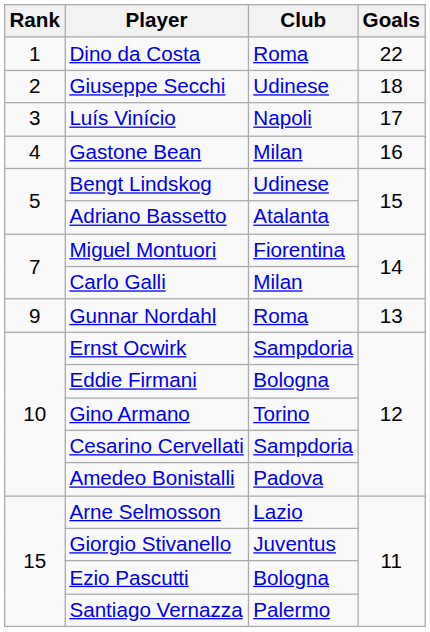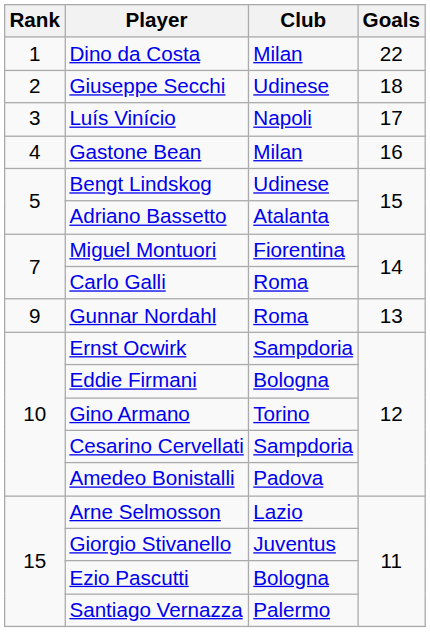(281, 53) Roma -> (278, 53) Milan
(278, 282) Milan -> (281, 282) Roma
